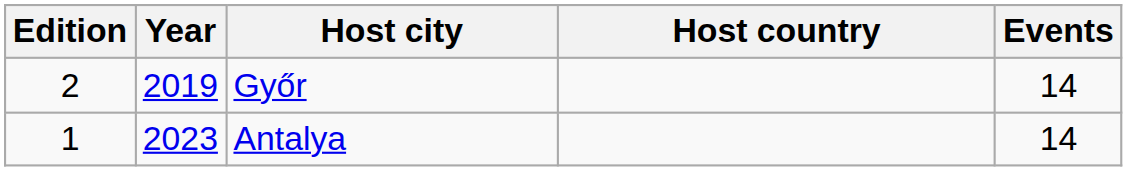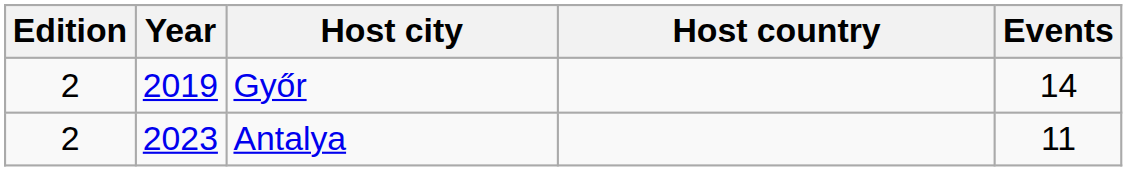(70, 138) 1 -> (70, 138) 2
(1058, 138) 14 -> (1058, 138) 11
